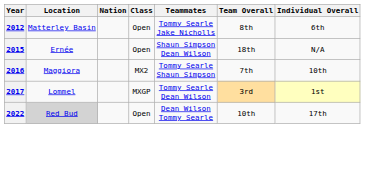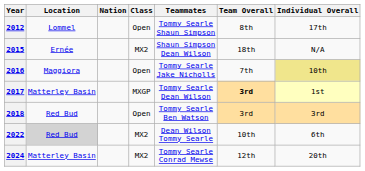(62, 28) Matterley Basin -> (62, 28) Lommel
(186, 28) Tommy Searle Jake Nicholls -> (186, 28) Tommy Searle Shaun Simpson
(318, 28) 6th -> (318, 28) 17th
(142, 49) Open -> (142, 49) MX2
(142, 70) MX2 -> (142, 70) Open
(186, 70) Tommy Searle Shaun Simpson -> (186, 70) Tommy Searle Jake Nicholls
(318, 70) no background -> (318, 70) khaki background
(62, 92) Lommel -> (62, 92) Matterley Basin
(246, 92) normal -> (246, 92) bold
+ row: (15, 113)
(142, 113) Open -> (142, 134) MX2
(318, 113) 17th -> (318, 134) 6th
+ row: (15, 156)
